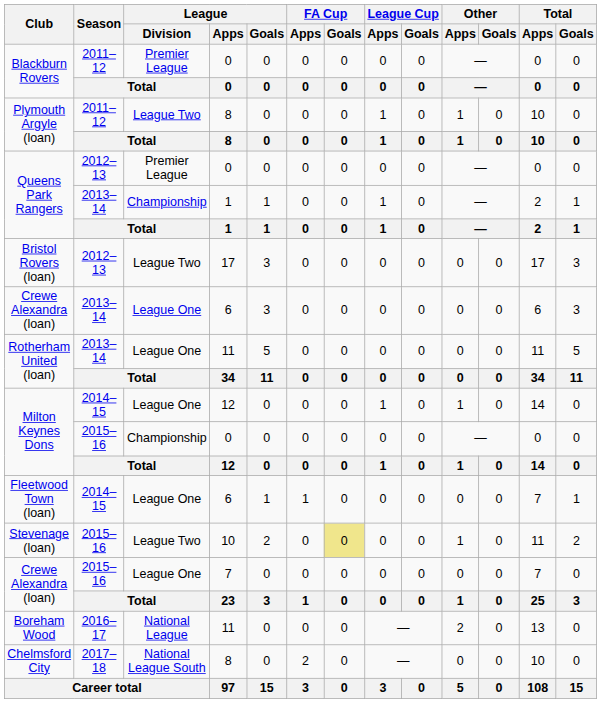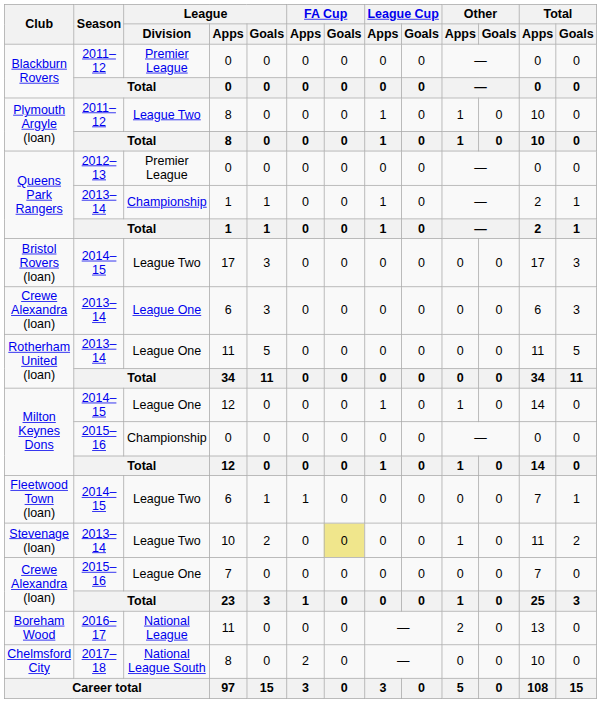(99, 262) 2012–13 -> (99, 262) 2014–15
(167, 499) League One -> (167, 499) League Two
(99, 540) 2015–16 -> (99, 540) 2013–14
